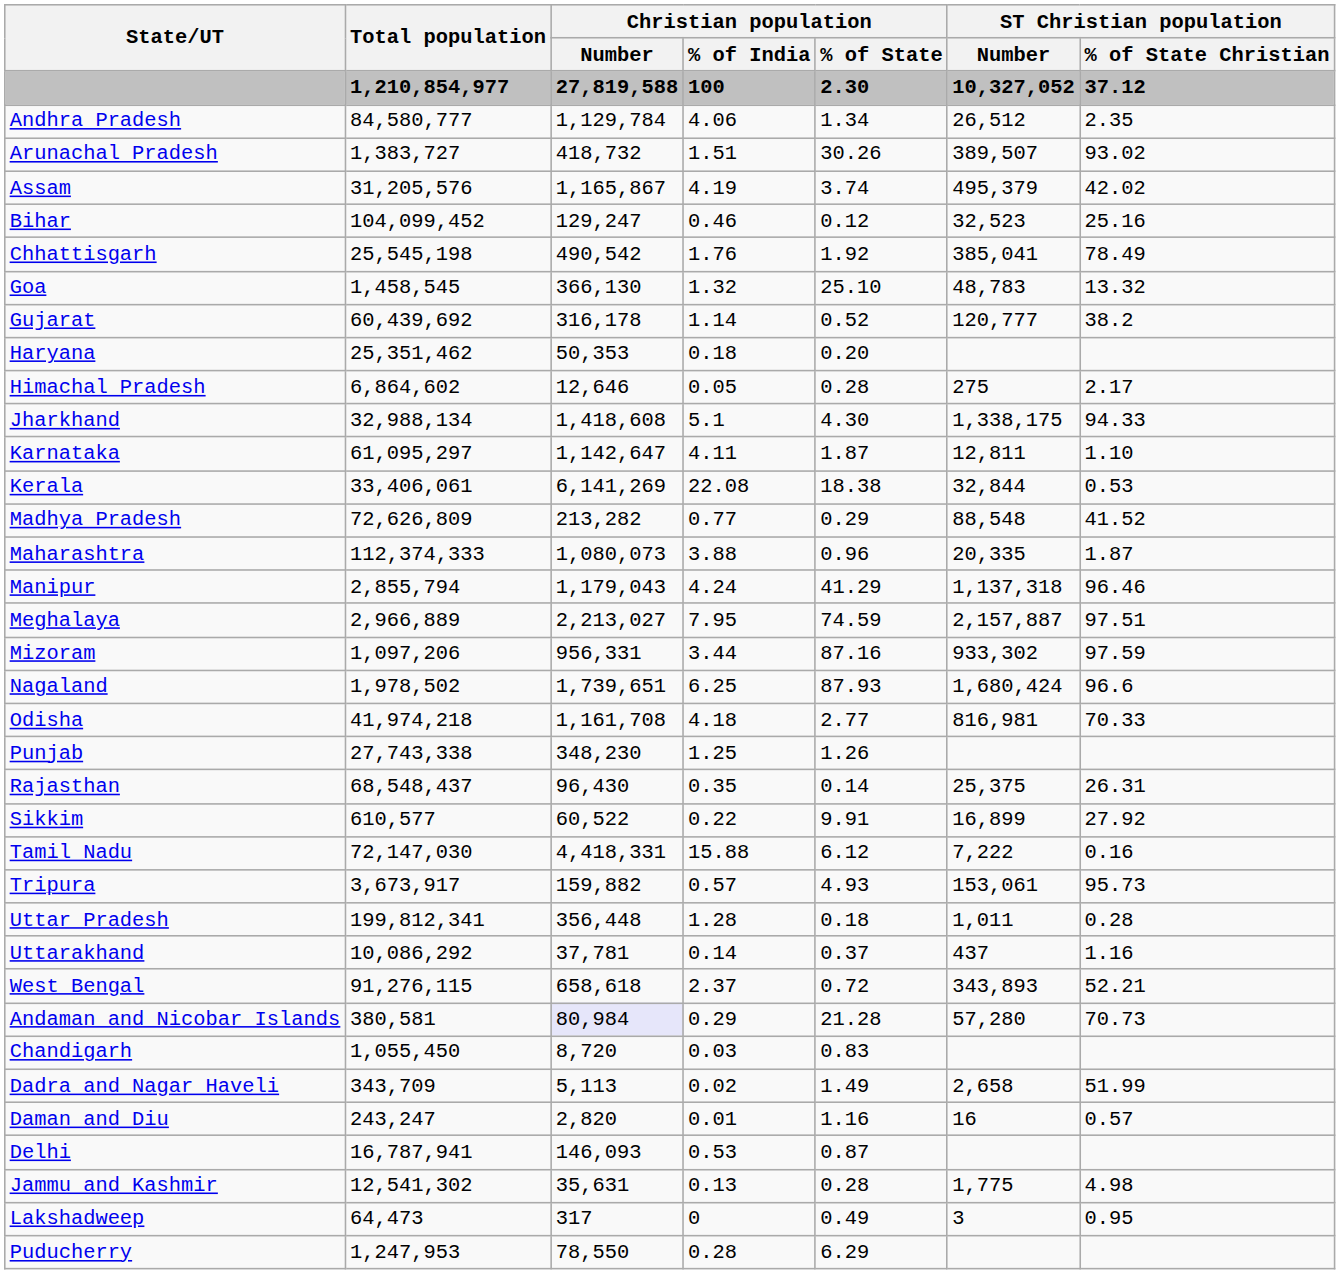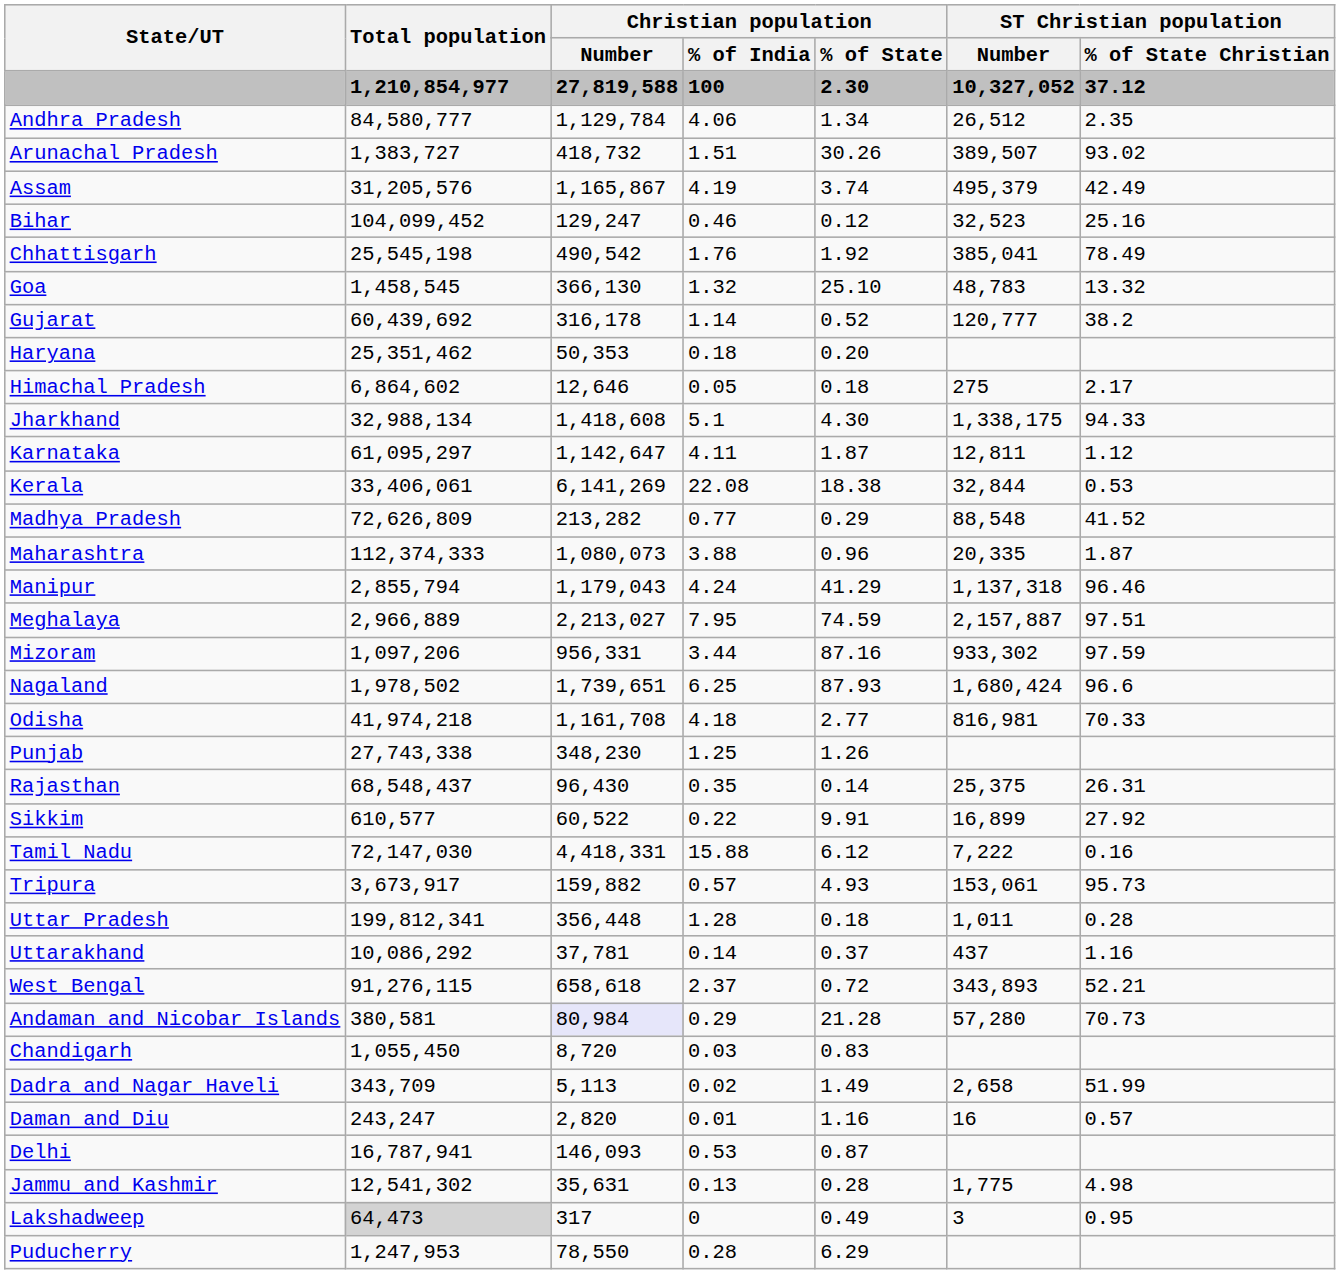(1115, 188) 42.02 -> (1115, 188) 42.49
(845, 387) 0.28 -> (845, 387) 0.18
(1109, 454) 1.10 -> (1109, 454) 1.12
(387, 1219) no background -> (387, 1219) lightgrey background
